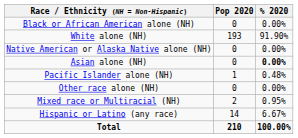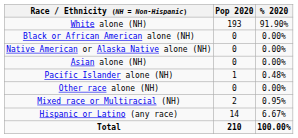rows swapped: (109, 37) <-> (109, 24)
(274, 62) bold -> (274, 62) normal
